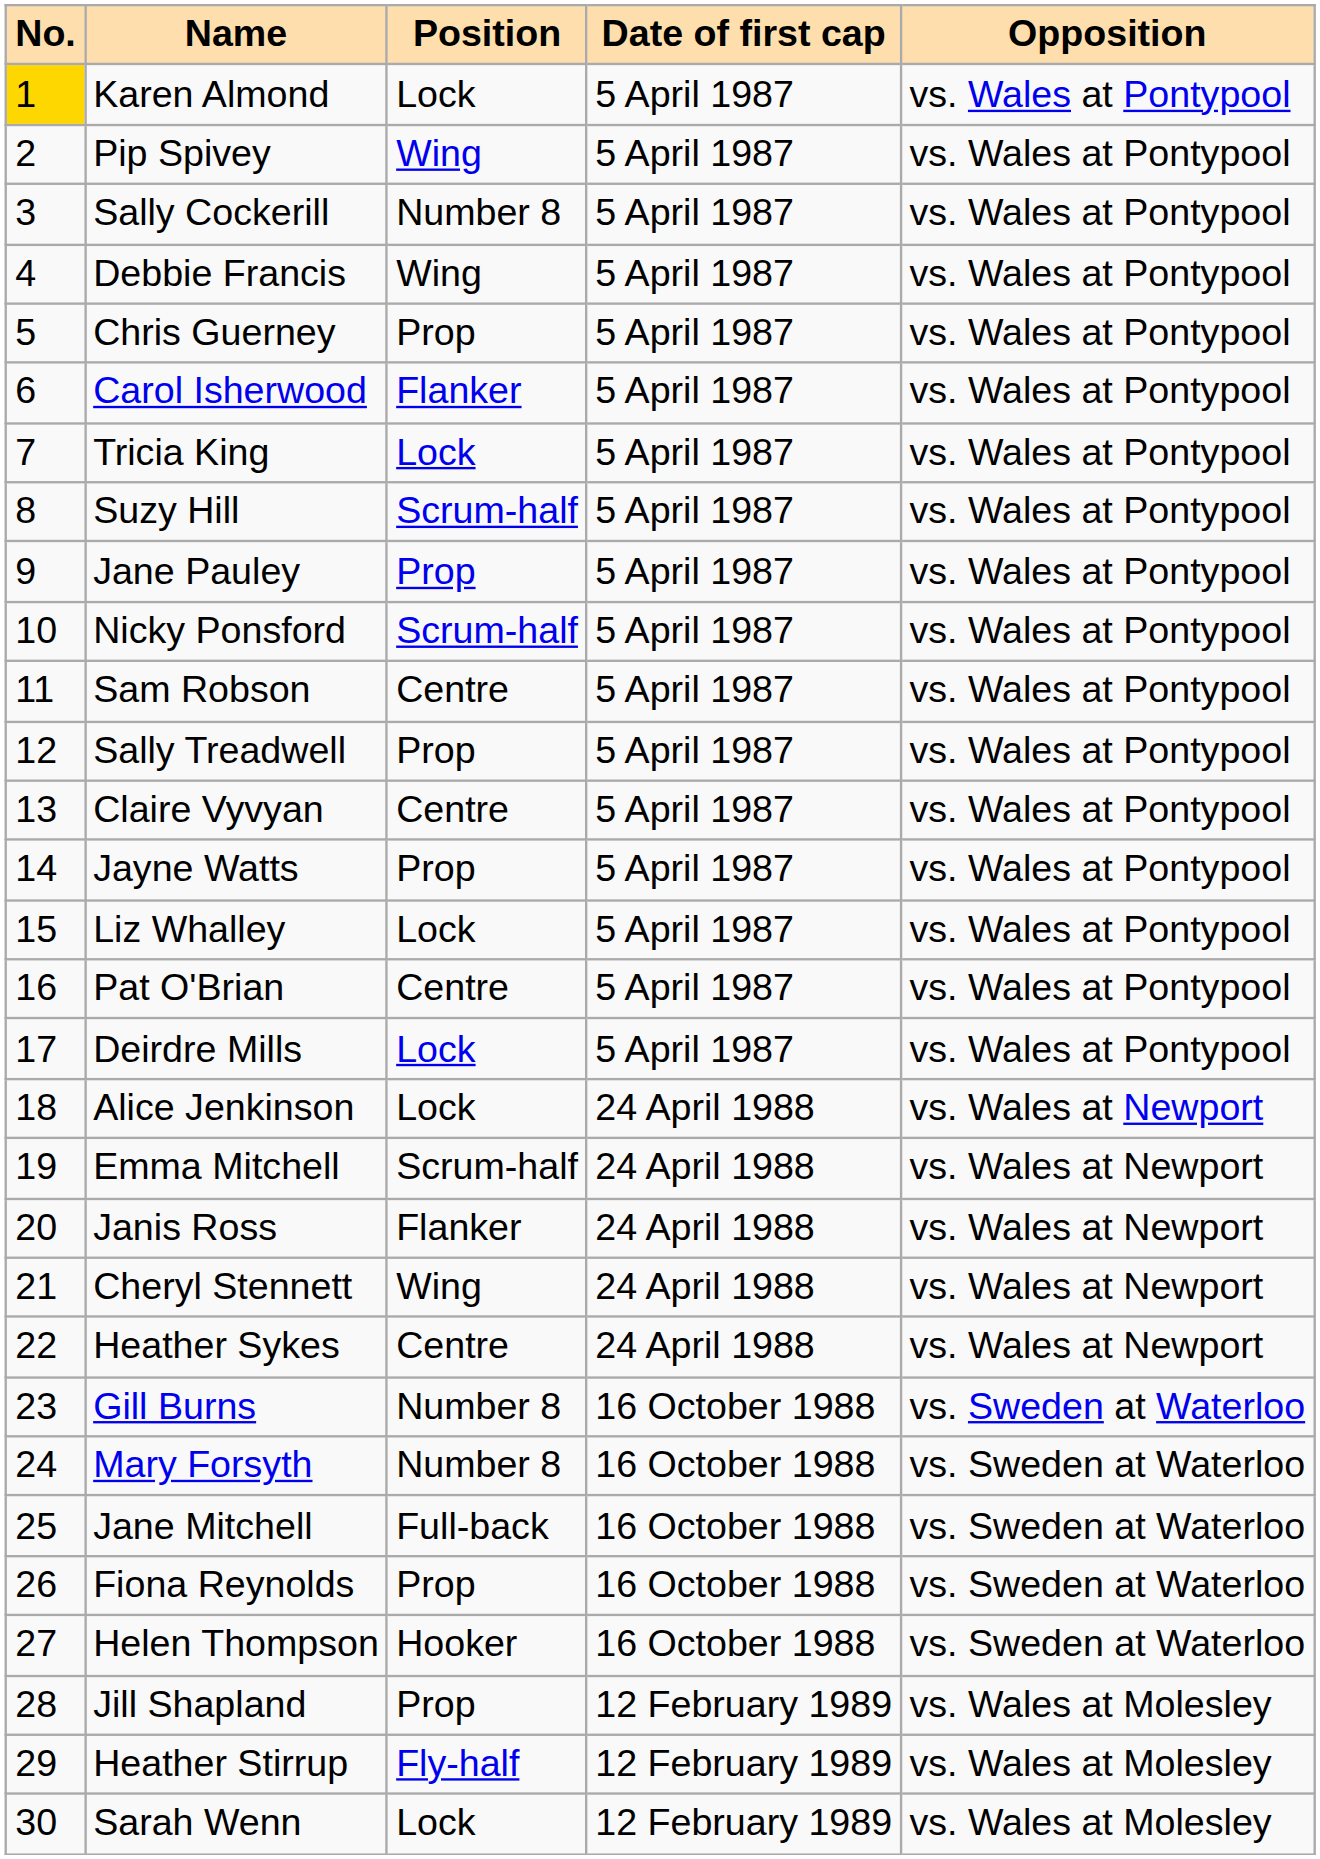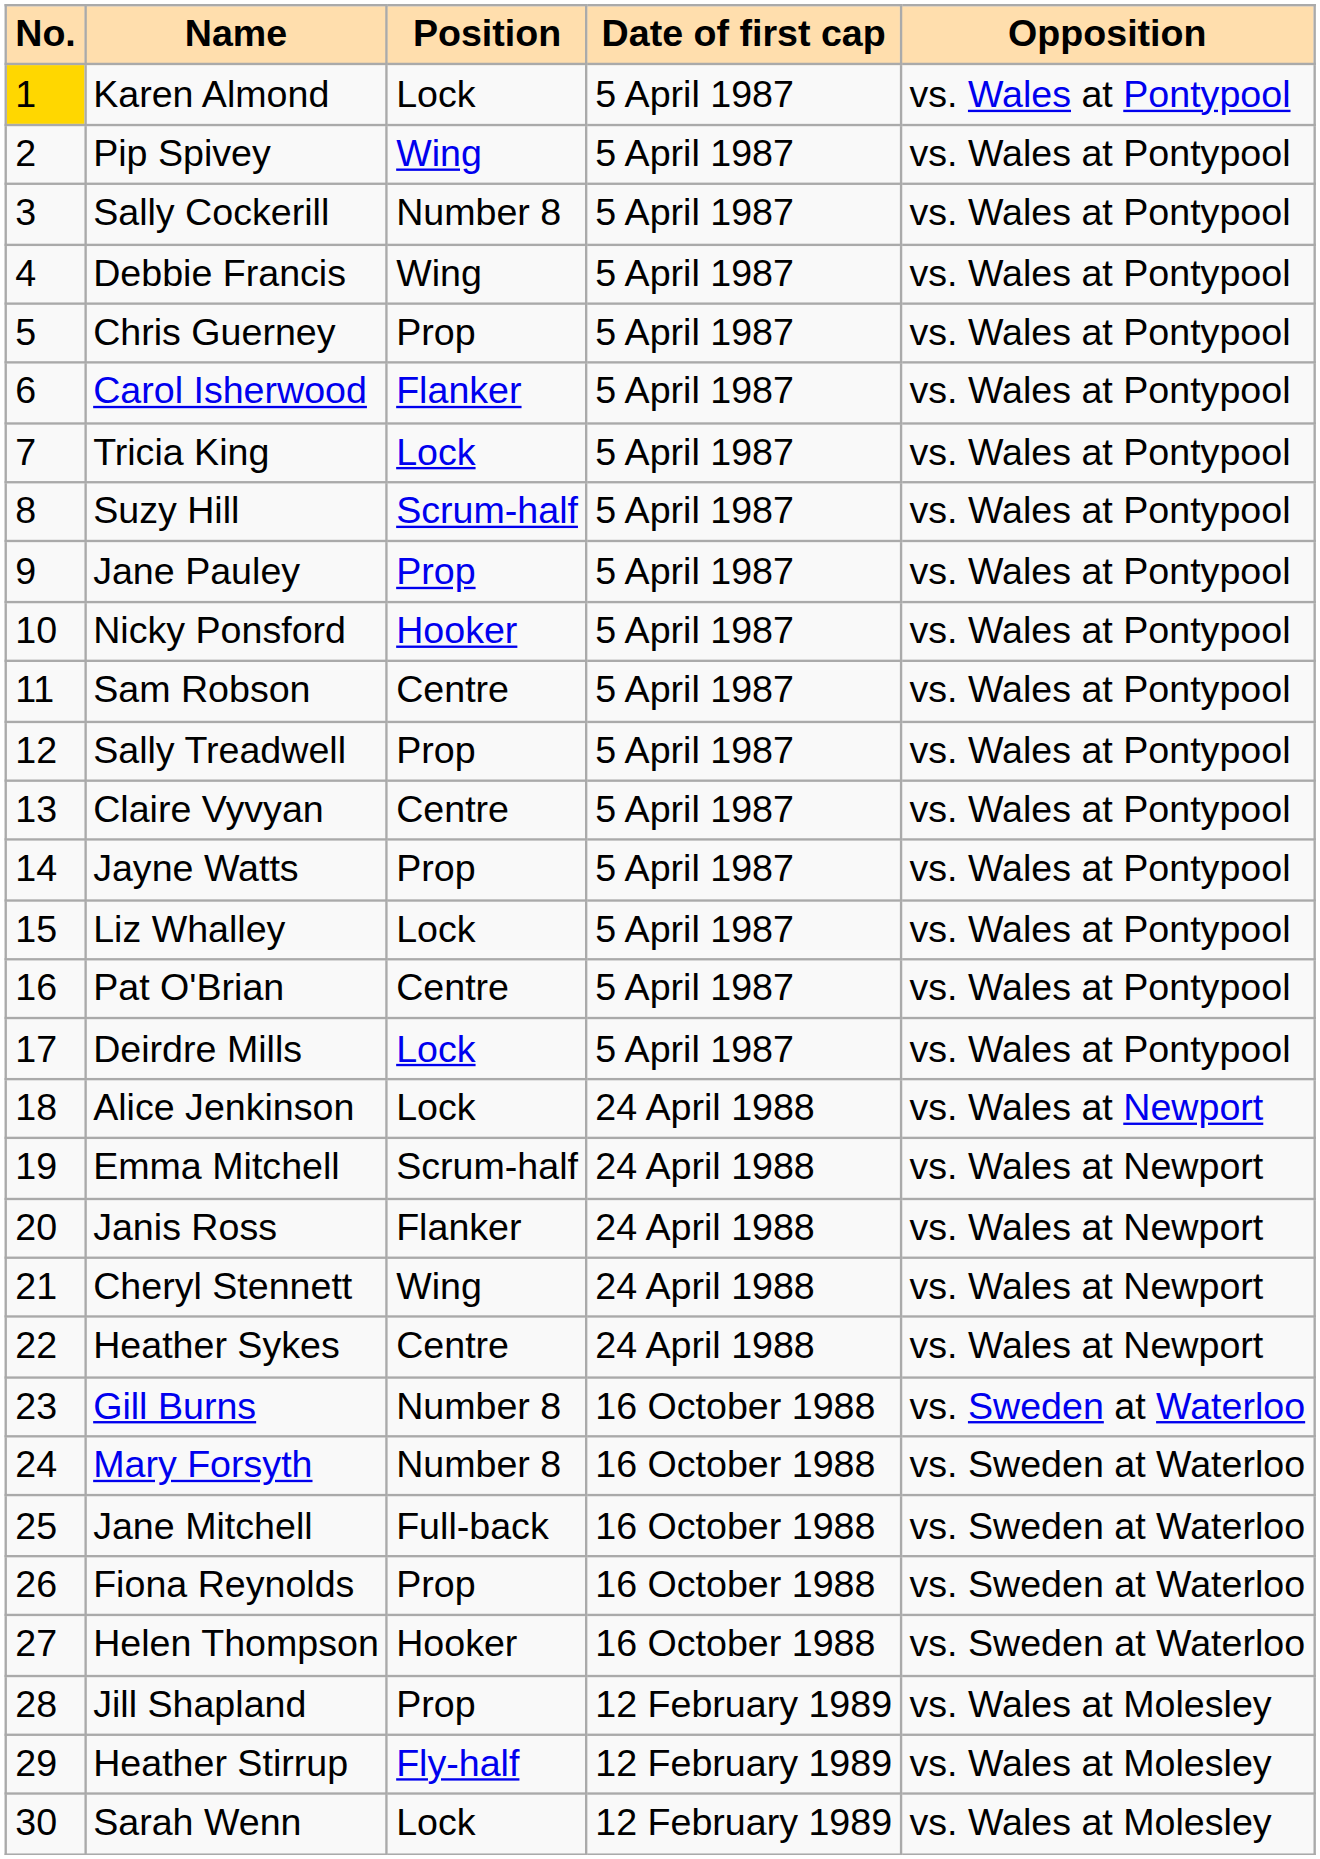(487, 630) Scrum-half -> (457, 630) Hooker
